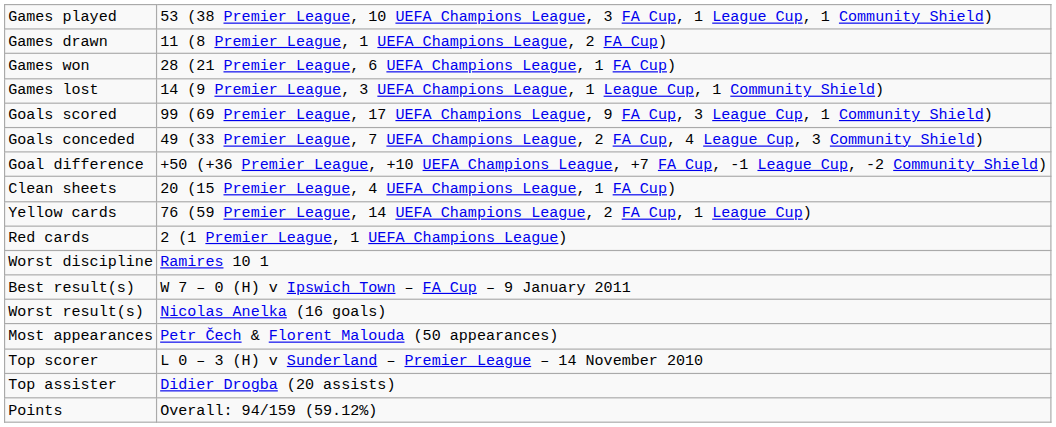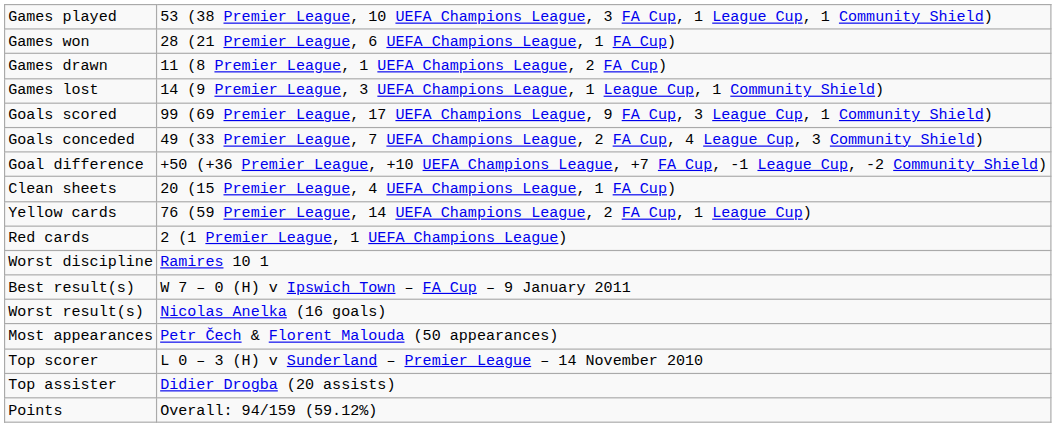rows swapped: (49, 66) <-> (58, 41)
